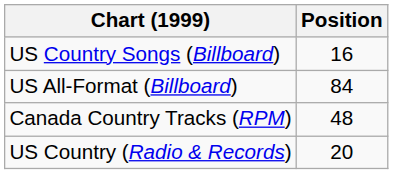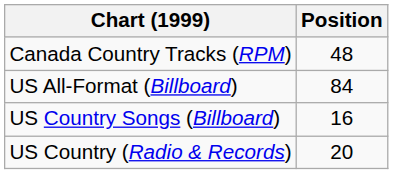rows swapped: (150, 119) <-> (145, 53)
